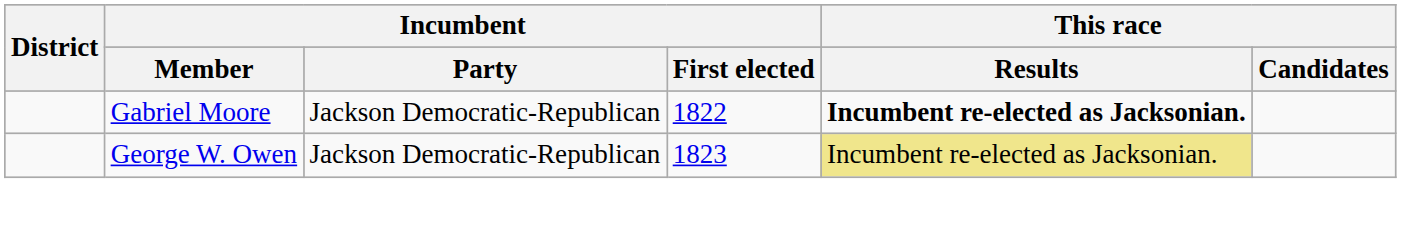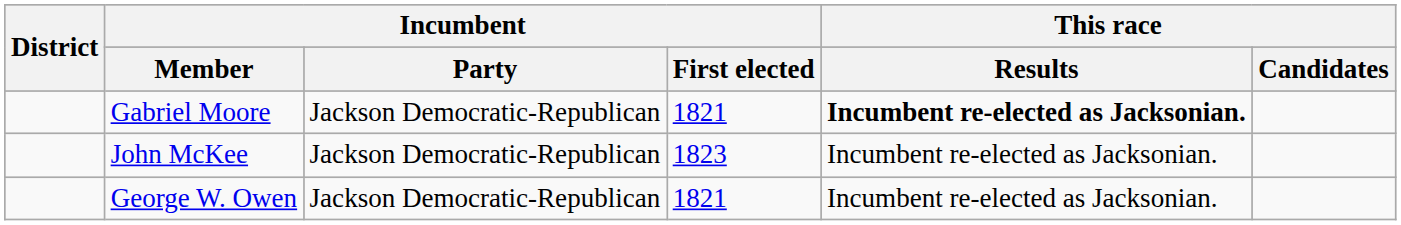(700, 111) 1822 -> (700, 111) 1821
+ row: (179, 154)
(700, 154) 1823 -> (700, 197) 1821
(1022, 154) khaki background -> (1022, 197) no background
